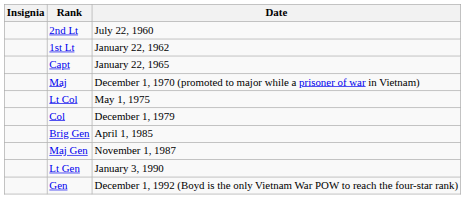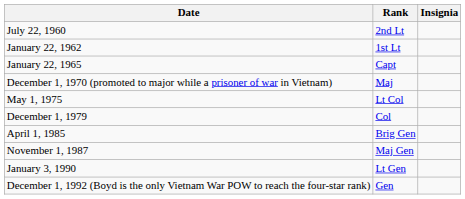columns swapped: (26, 13) <-> (276, 13)
